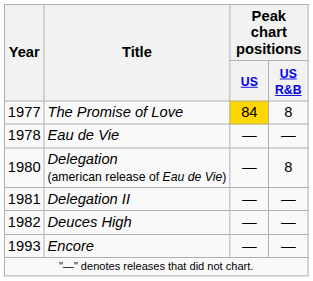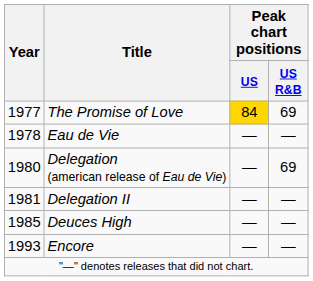(288, 112) 8 -> (288, 112) 69
(288, 167) 8 -> (288, 167) 69
(24, 222) 1982 -> (24, 222) 1985
